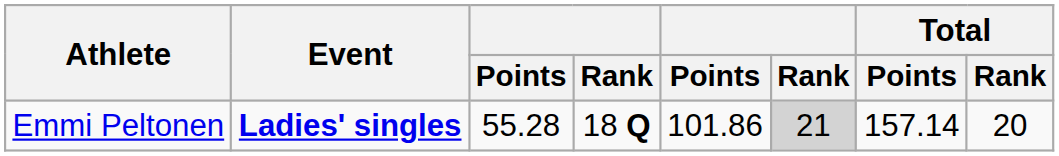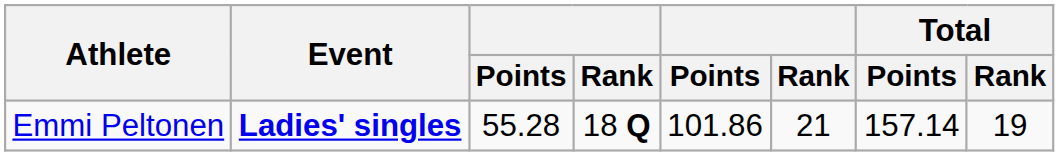(813, 126) lightgrey background -> (813, 126) no background
(1010, 126) 20 -> (1010, 126) 19
